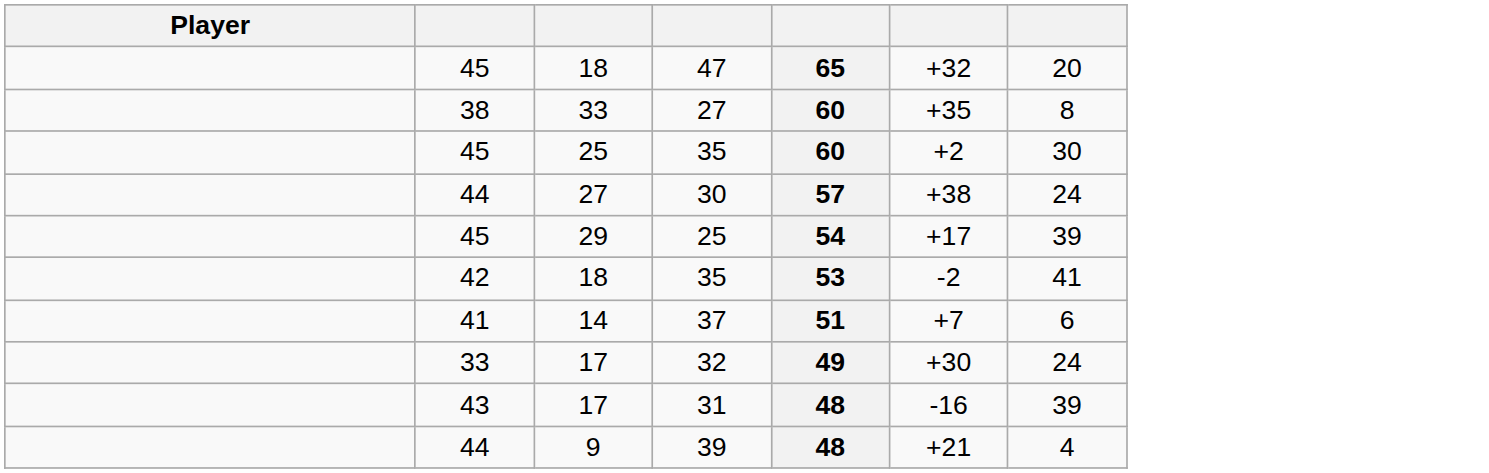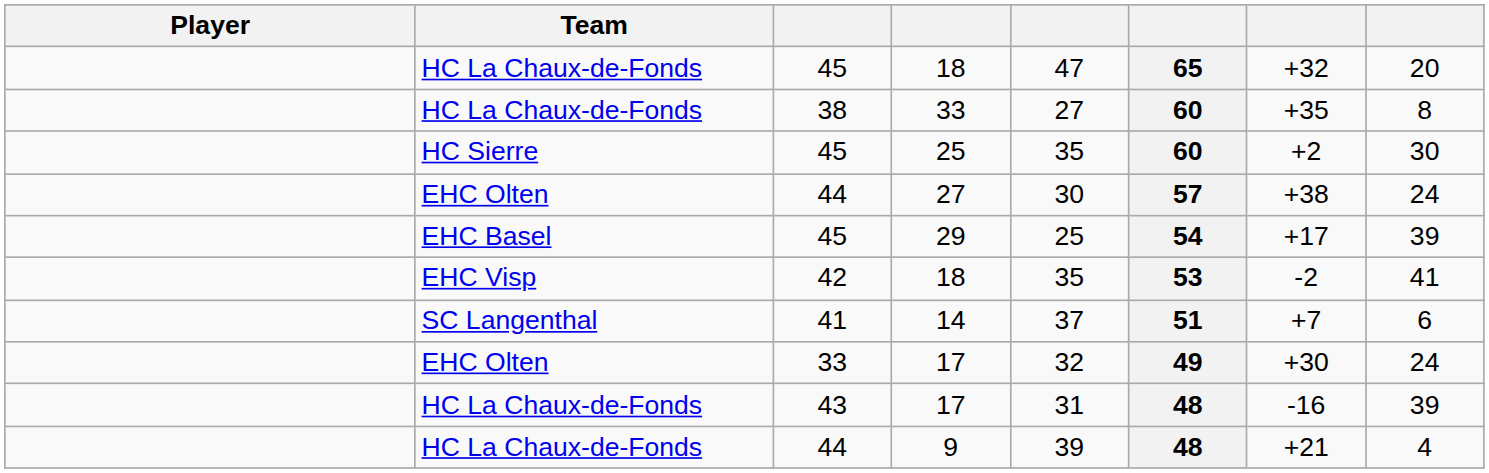+ column: (594, 25)
